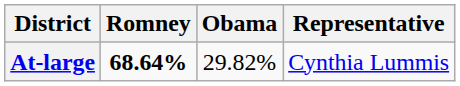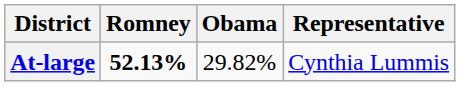(148, 61) 68.64% -> (148, 61) 52.13%
